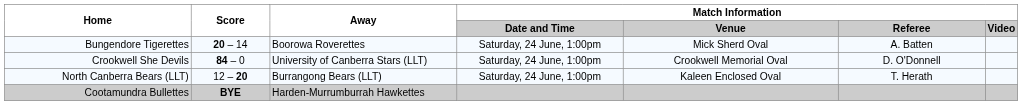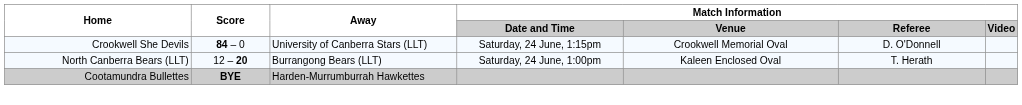- row: (137, 44)
(540, 60) Saturday, 24 June, 1:00pm -> (540, 44) Saturday, 24 June, 1:15pm
